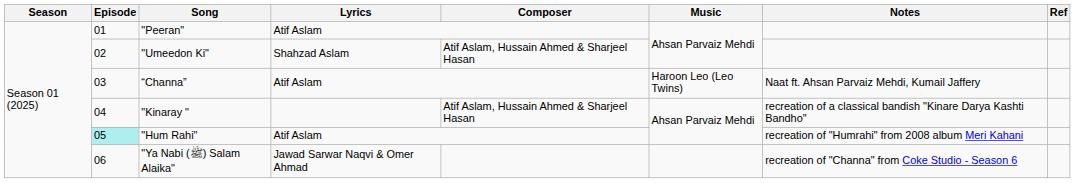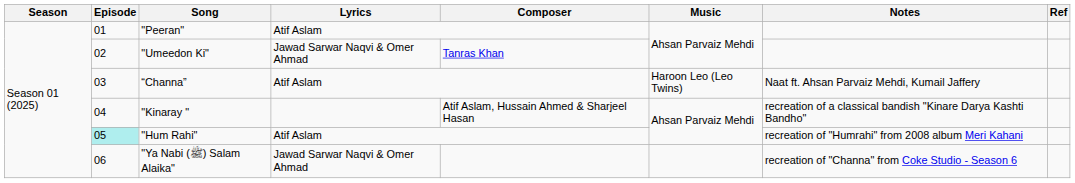(311, 53) Shahzad Aslam -> (344, 53) Jawad Sarwar Naqvi & Omer Ahmad
(535, 53) Atif Aslam, Hussain Ahmed & Sharjeel Hasan -> (473, 53) Tanras Khan
